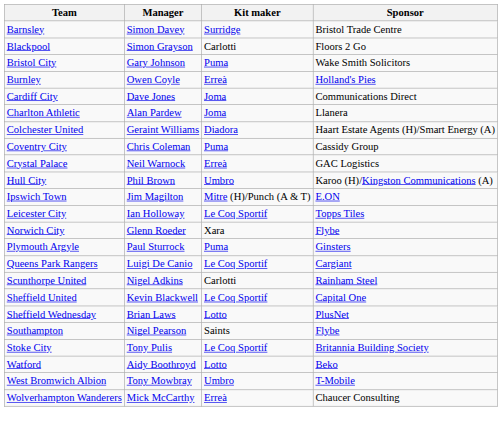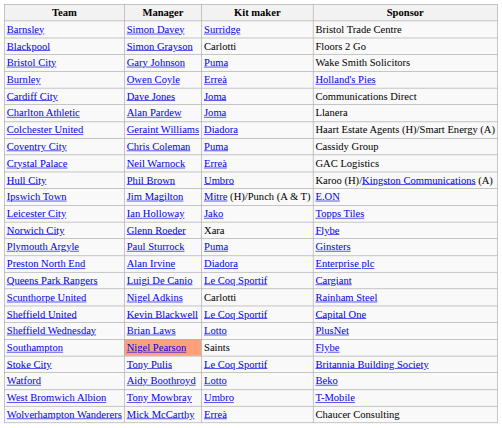(236, 213) Le Coq Sportif -> (214, 213) Jako
+ row: (46, 264)
(157, 331) no background -> (157, 347) lightsalmon background
